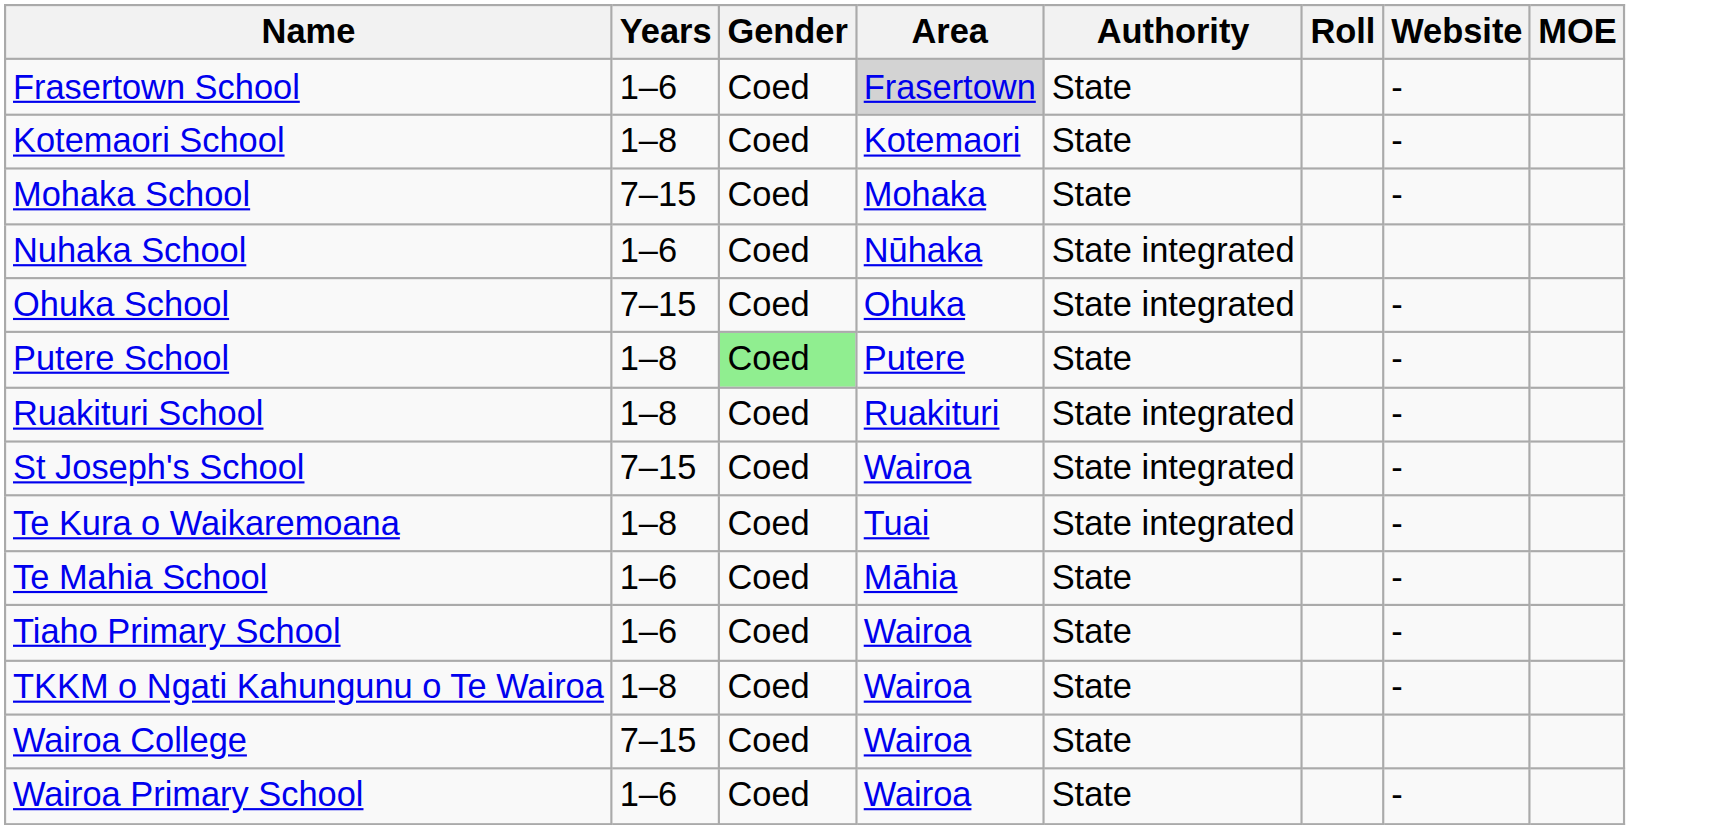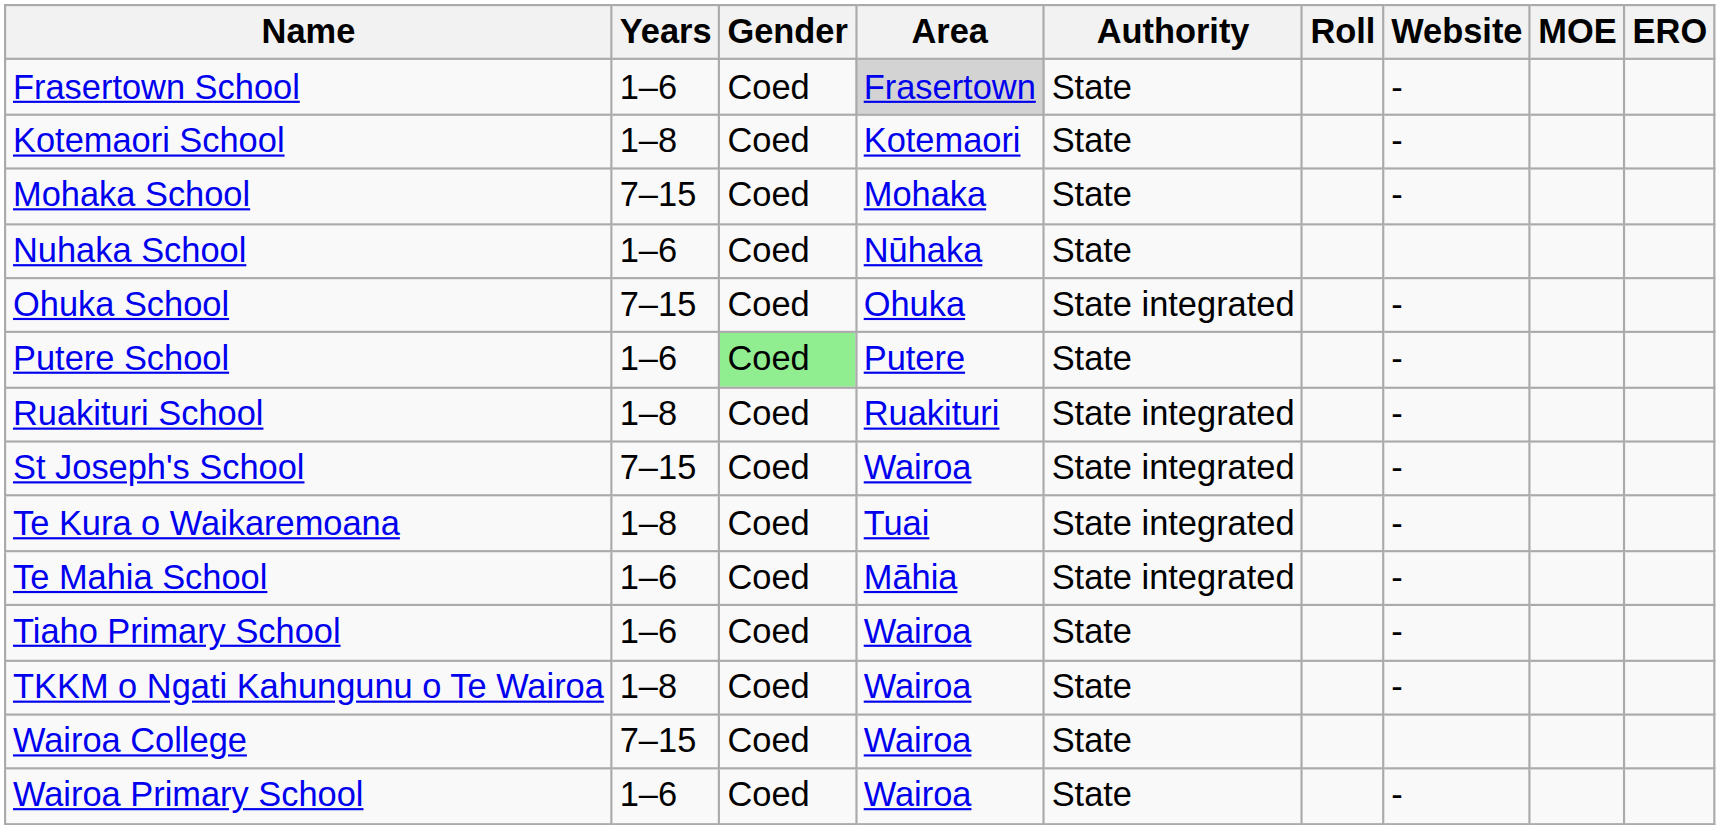+ column: (1670, 31)
(1173, 250) State integrated -> (1092, 250) State
(648, 359) 1–8 -> (648, 359) 1–6
(1092, 577) State -> (1173, 577) State integrated
